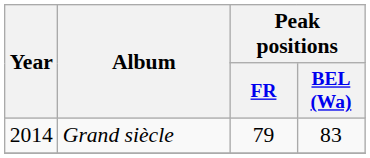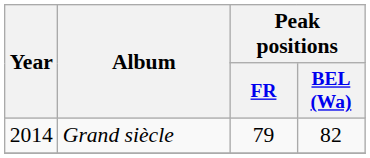(331, 135) 83 -> (331, 135) 82
